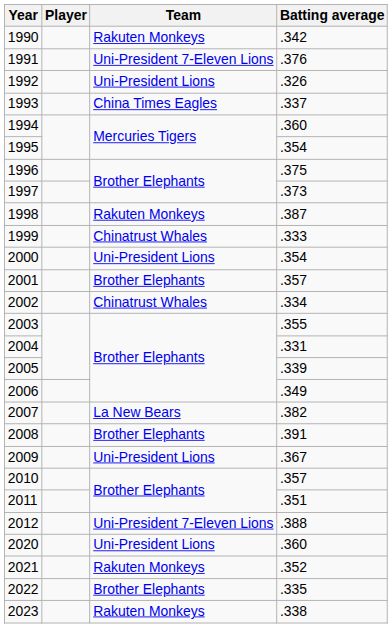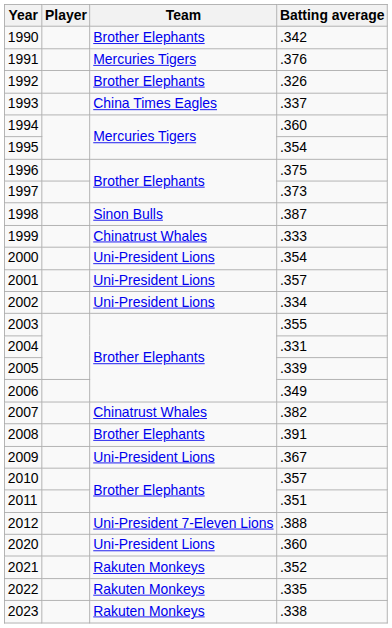(149, 37) Rakuten Monkeys -> (149, 37) Brother Elephants
(183, 59) Uni-President 7-Eleven Lions -> (145, 59) Mercuries Tigers
(154, 81) Uni-President Lions -> (149, 81) Brother Elephants
(149, 214) Rakuten Monkeys -> (128, 214) Sinon Bulls
(149, 280) Brother Elephants -> (154, 280) Uni-President Lions
(150, 302) Chinatrust Whales -> (154, 302) Uni-President Lions
(137, 412) La New Bears -> (150, 412) Chinatrust Whales
(149, 589) Brother Elephants -> (149, 589) Rakuten Monkeys
